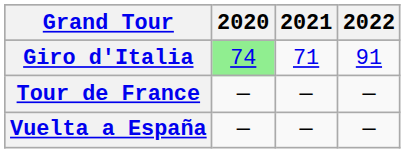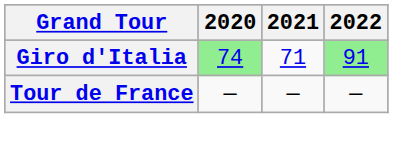(369, 58) no background -> (356, 58) lightgreen background
- row: (108, 129)
